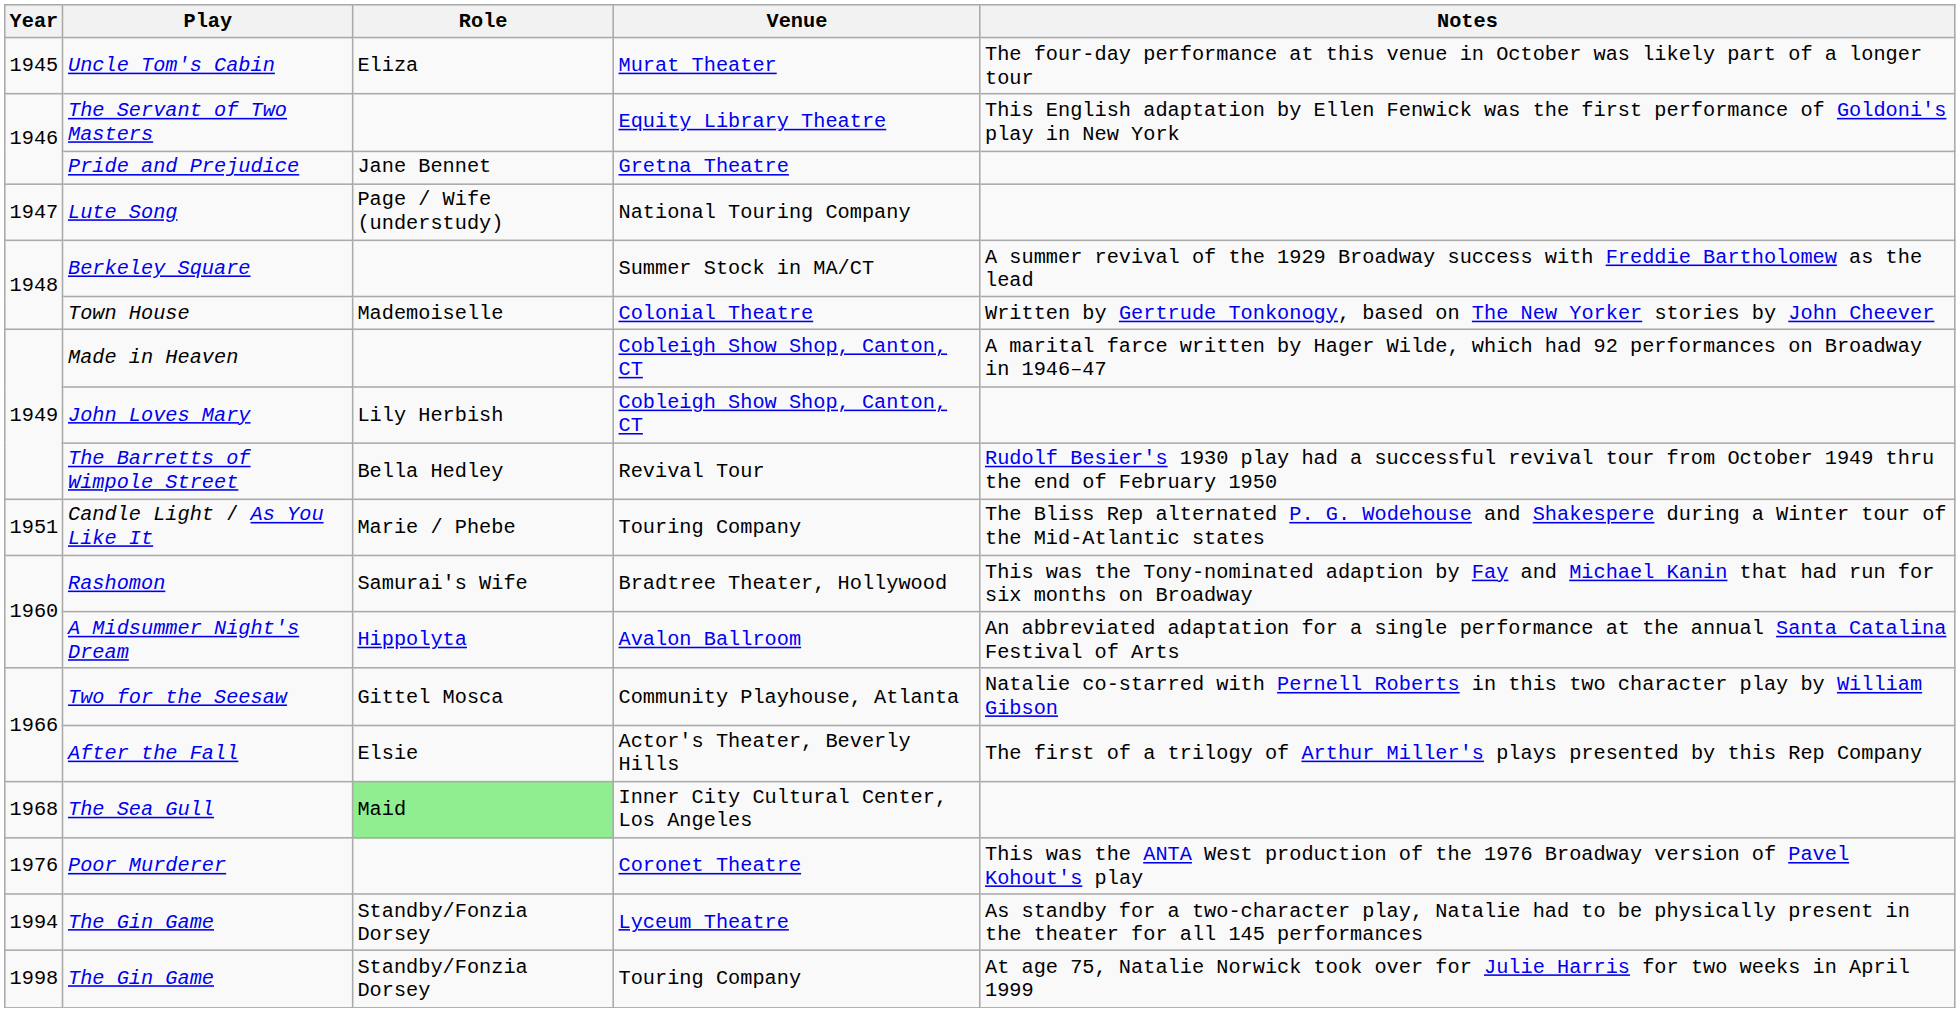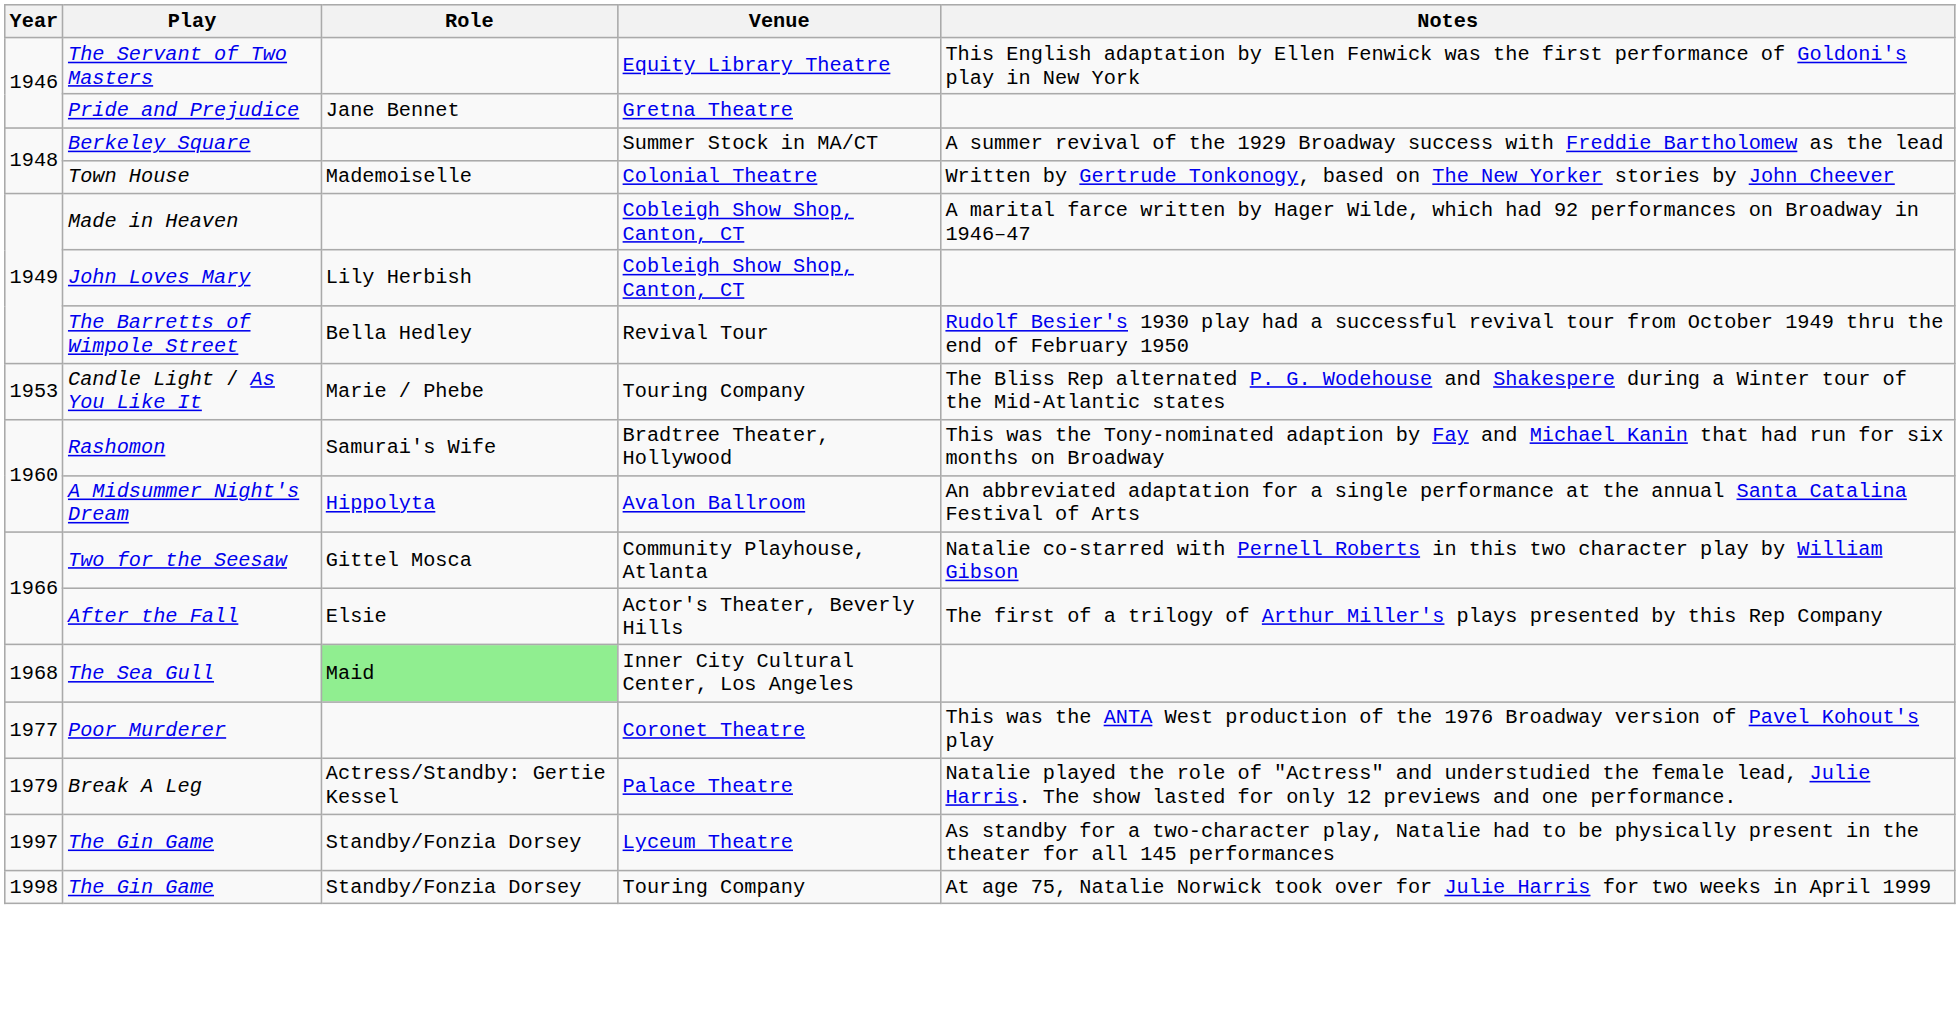- row: (171, 66)
- row: (123, 212)
(34, 527) 1951 -> (34, 391) 1953
(34, 866) 1976 -> (34, 730) 1977
+ row: (135, 786)
(34, 922) 1994 -> (34, 843) 1997
